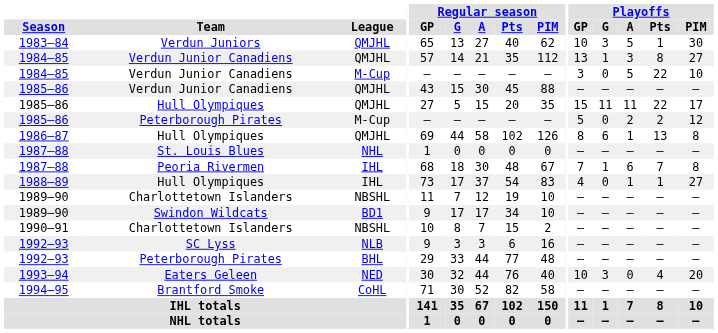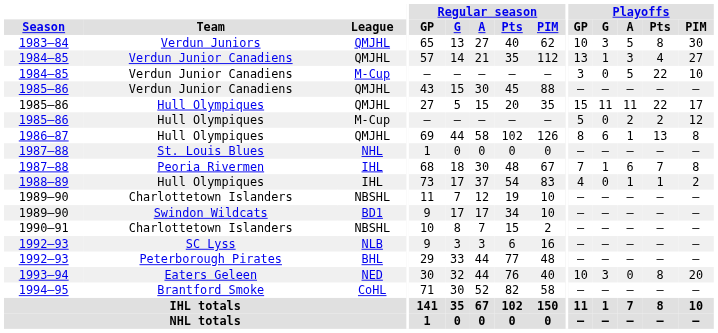(660, 43) 1 -> (660, 43) 8
(660, 58) 8 -> (660, 58) 4
(211, 120) Peterborough Pirates -> (211, 120) Hull Olympiques
(696, 182) 27 -> (696, 182) 2
(660, 275) 4 -> (660, 275) 8
